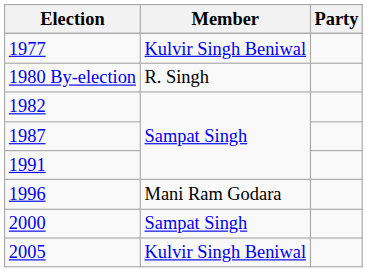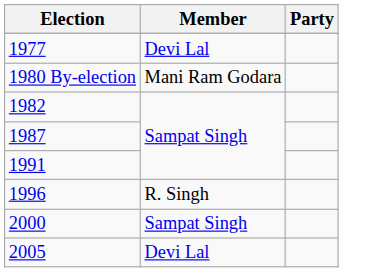(225, 48) Kulvir Singh Beniwal -> (177, 48) Devi Lal
(177, 77) R. Singh -> (213, 77) Mani Ram Godara
(213, 194) Mani Ram Godara -> (177, 194) R. Singh
(225, 252) Kulvir Singh Beniwal -> (177, 252) Devi Lal
